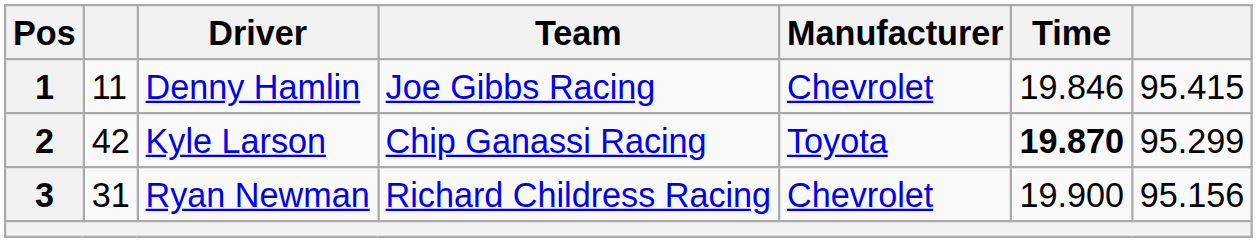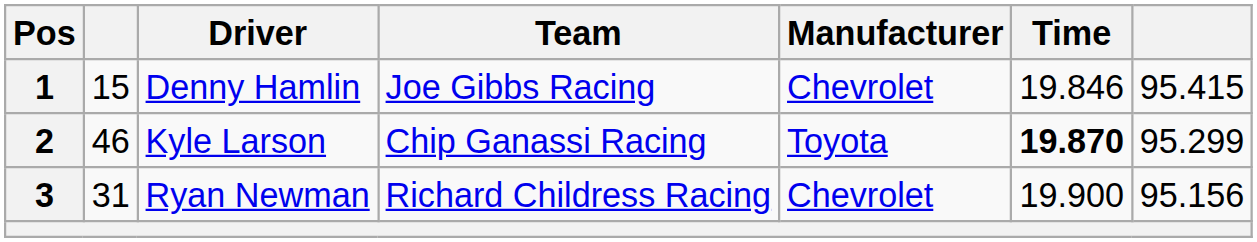(109, 87) 11 -> (111, 87) 15
(111, 141) 42 -> (111, 141) 46
